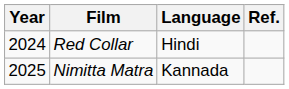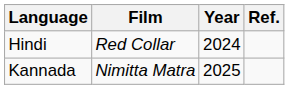columns swapped: (27, 17) <-> (201, 17)
